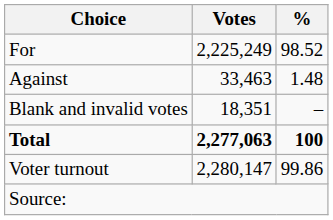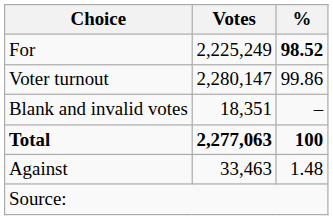(302, 49) normal -> (302, 49) bold
rows swapped: (38, 79) <-> (59, 169)
